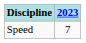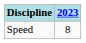(68, 30) 7 -> (68, 30) 8
